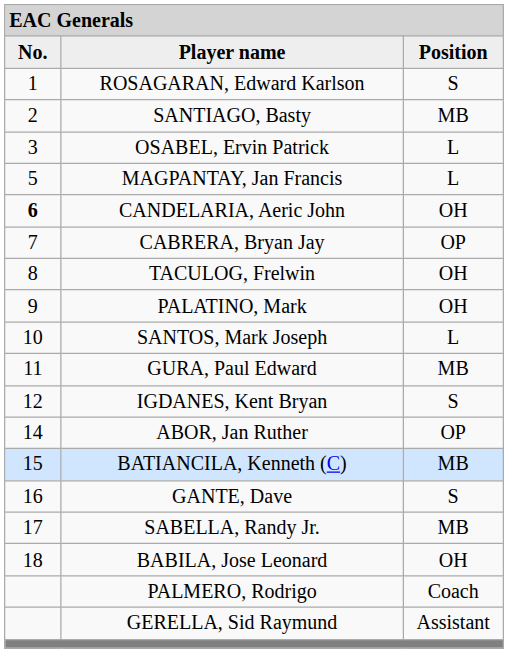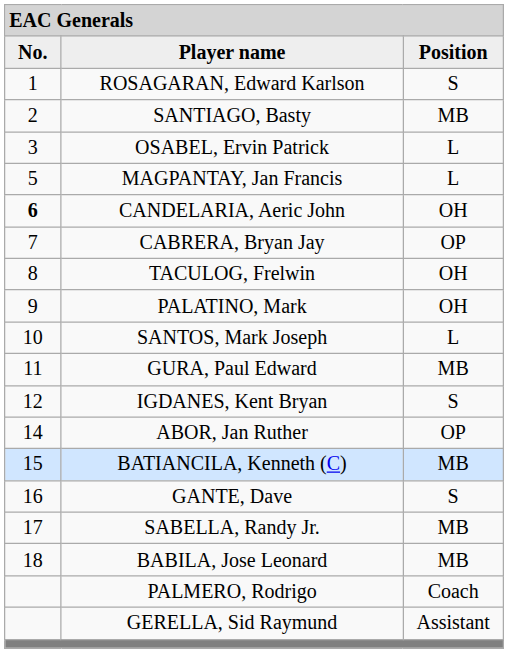(453, 559) OH -> (453, 559) MB
